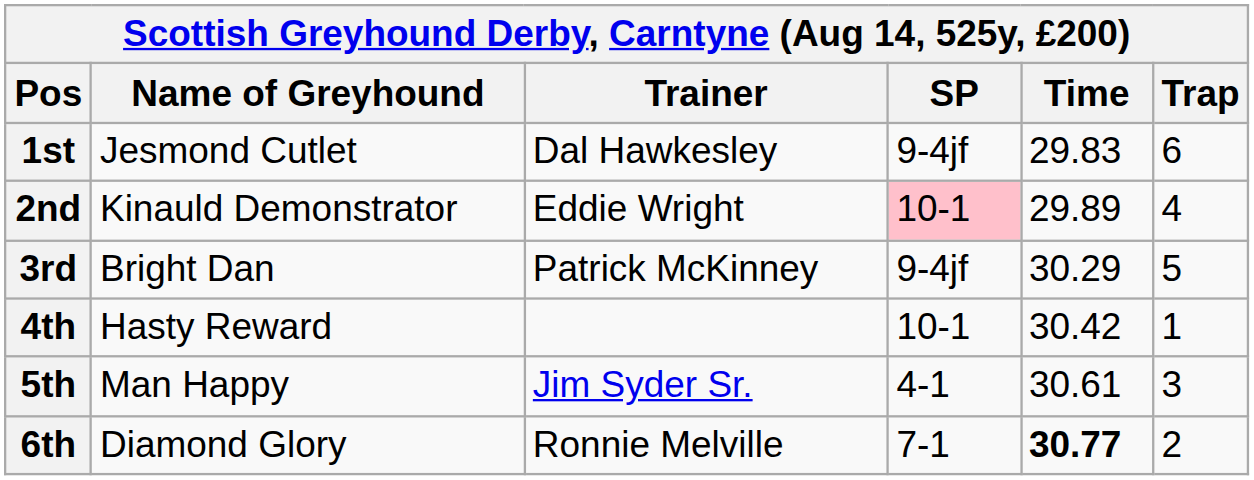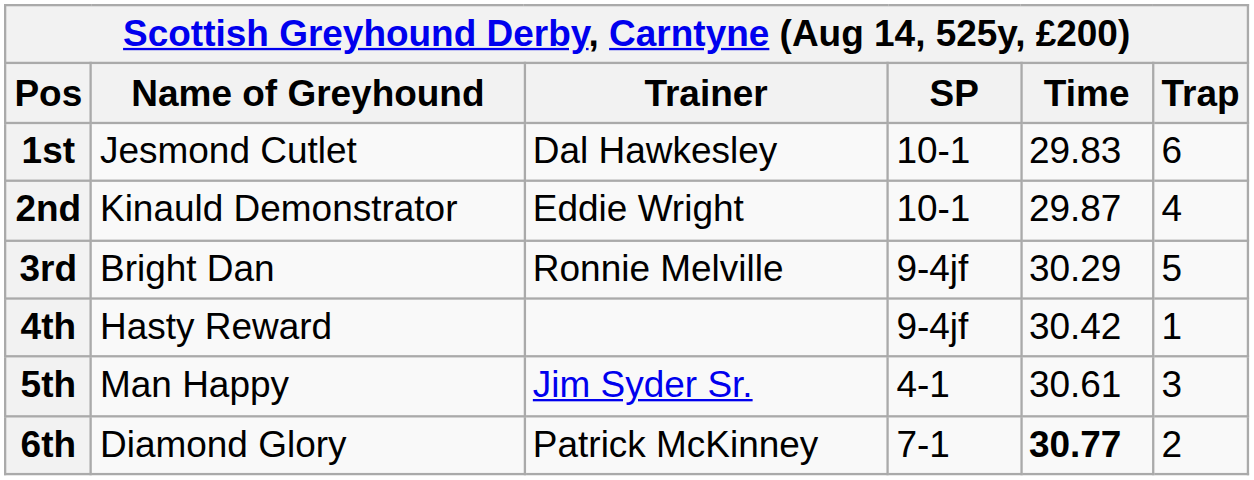(932, 151) 9-4jf -> (933, 151) 10-1
(933, 209) pink background -> (933, 209) no background
(1075, 209) 29.89 -> (1075, 209) 29.87
(676, 268) Patrick McKinney -> (658, 268) Ronnie Melville
(933, 326) 10-1 -> (932, 326) 9-4jf
(658, 444) Ronnie Melville -> (676, 444) Patrick McKinney
